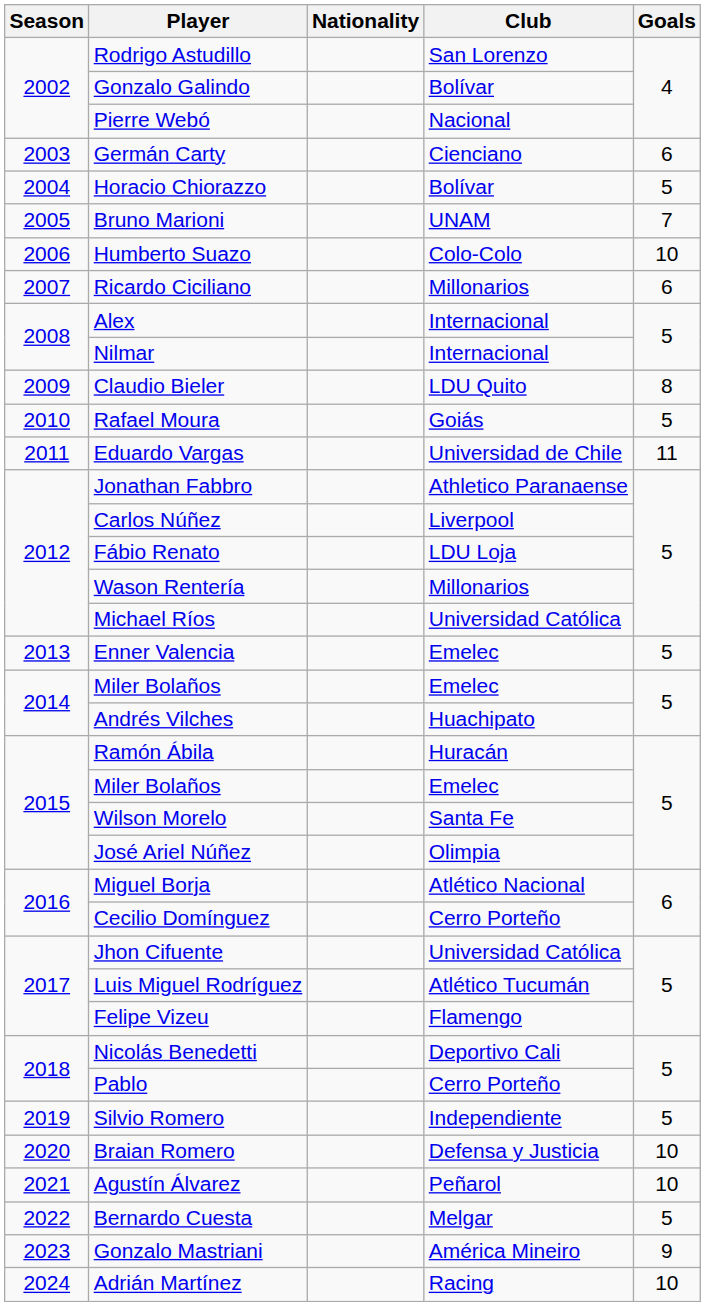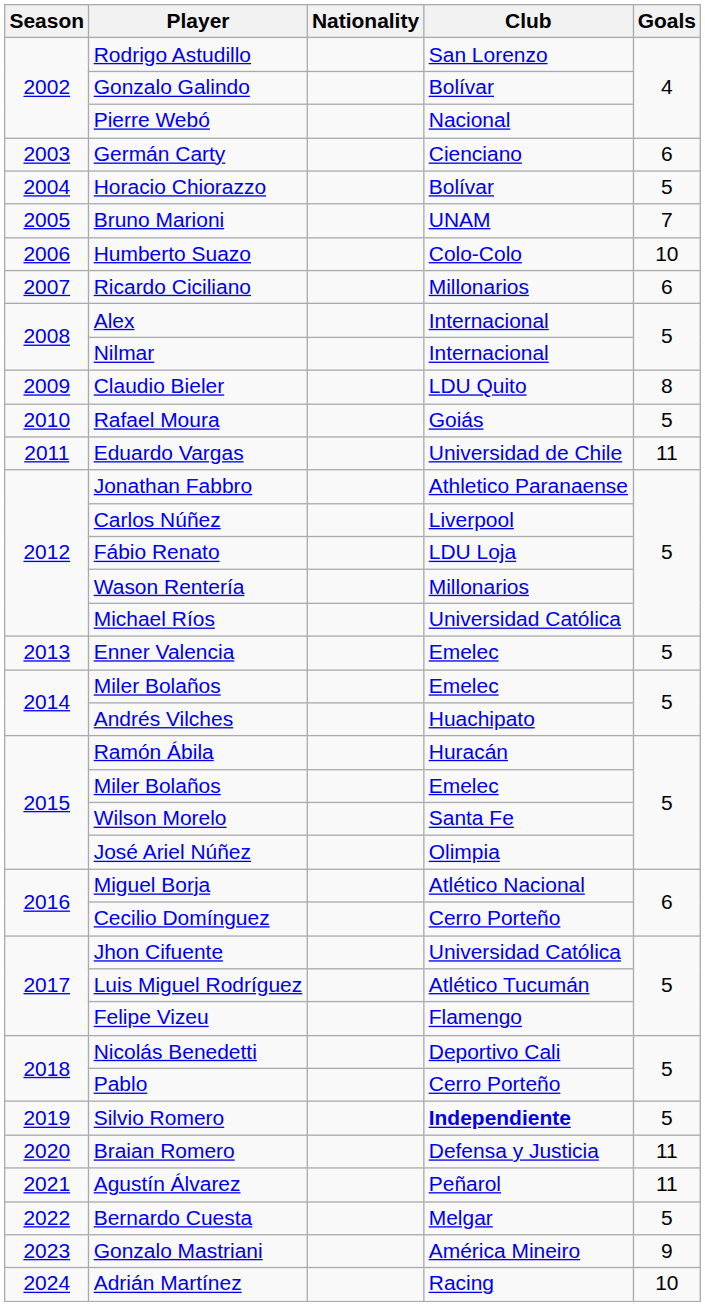(495, 1118) normal -> (500, 1118) bold
(667, 1151) 10 -> (667, 1151) 11
(667, 1184) 10 -> (667, 1184) 11
